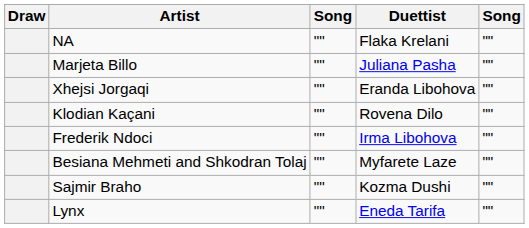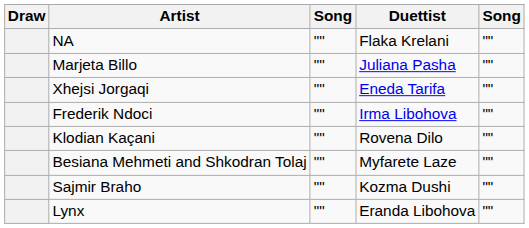(417, 89) Eranda Libohova -> (402, 89) Eneda Tarifa
rows swapped: (104, 114) <-> (102, 138)
(402, 211) Eneda Tarifa -> (417, 211) Eranda Libohova
